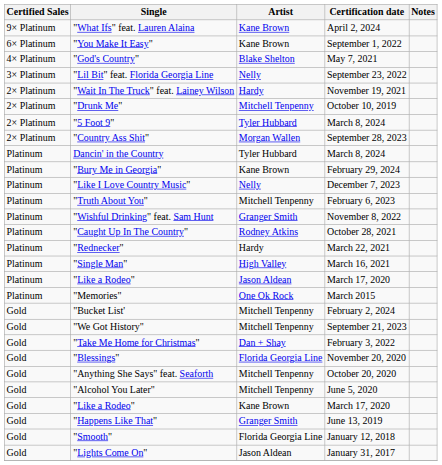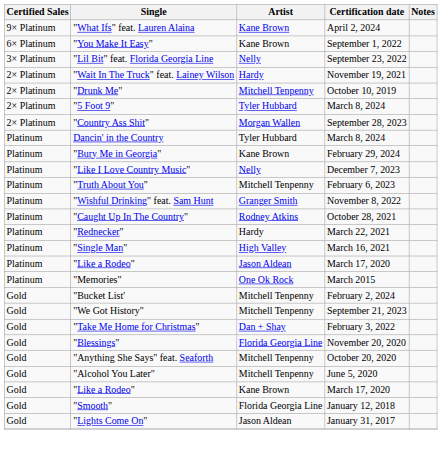- row: (31, 59)
- row: (17, 421)
